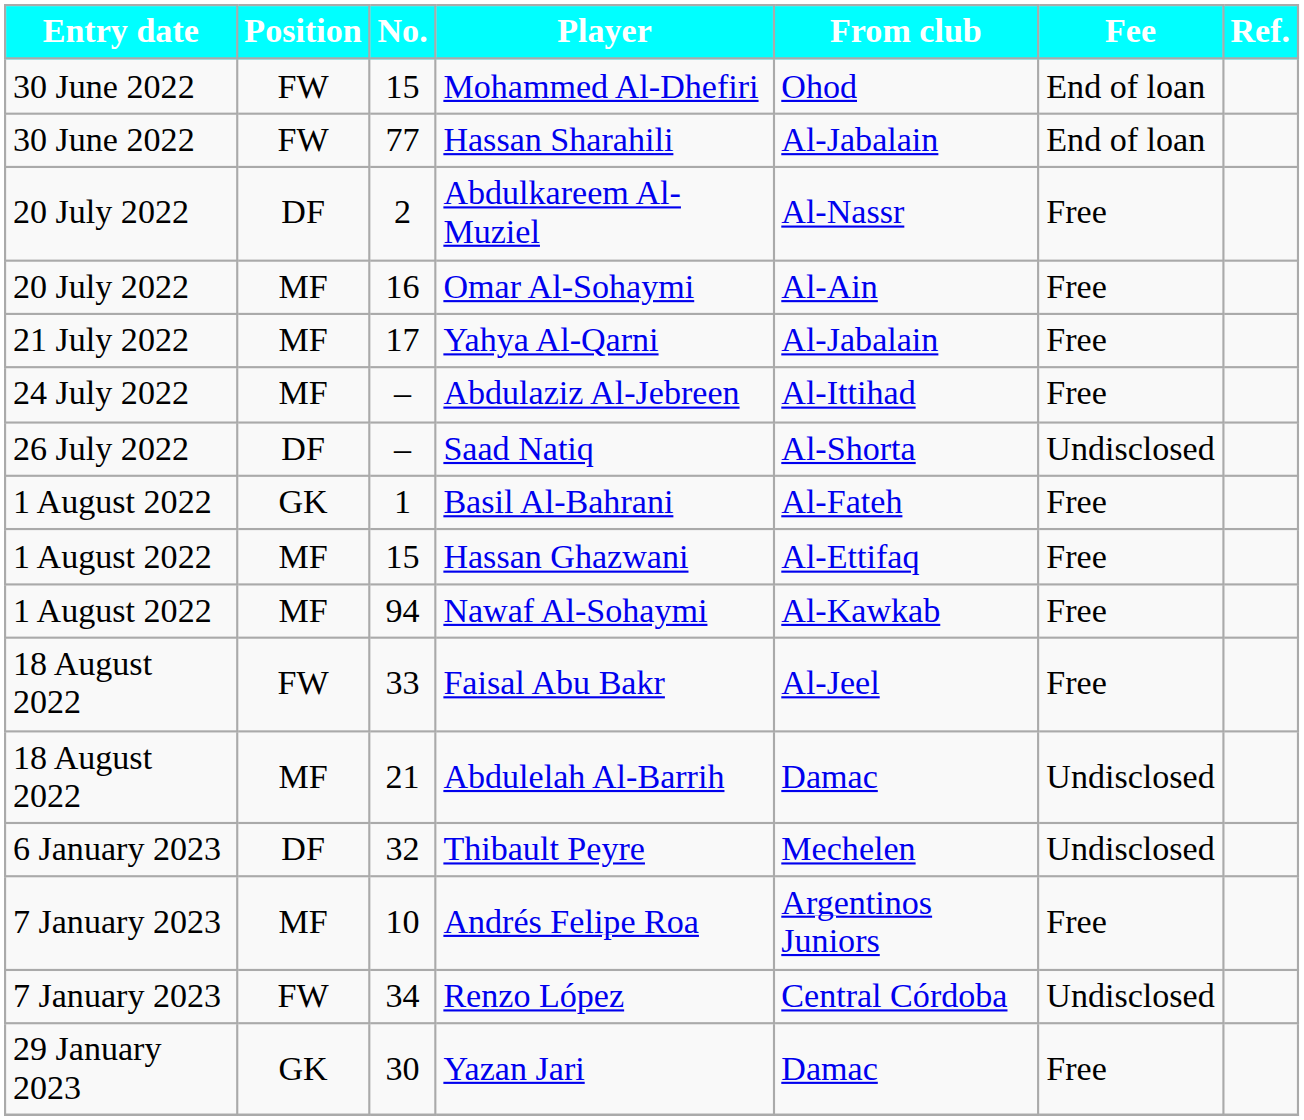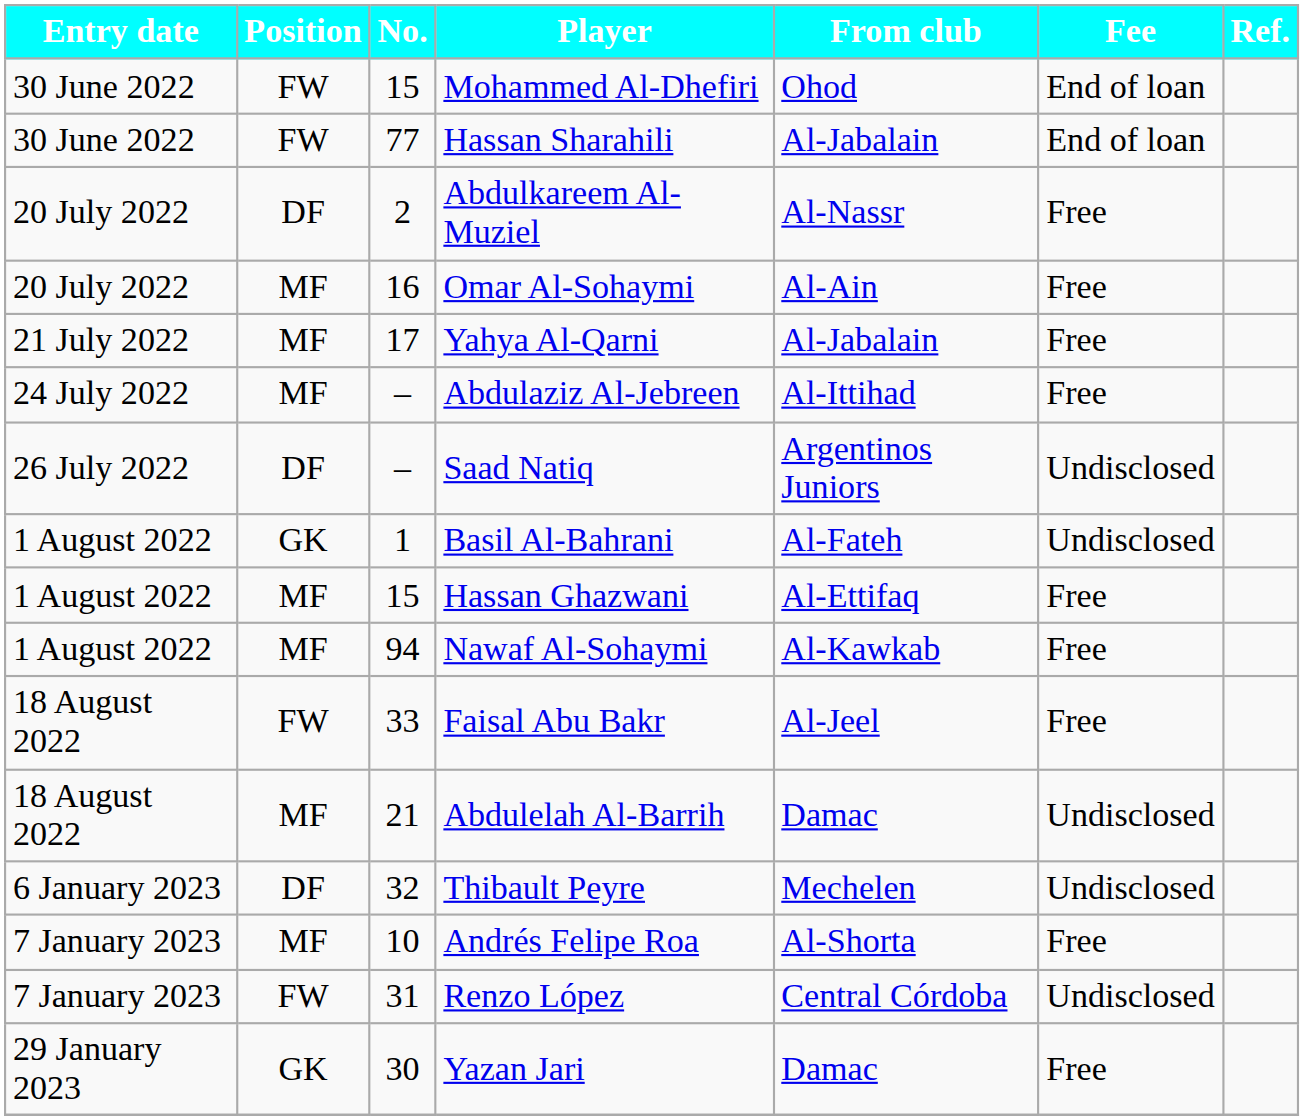(848, 448) Al-Shorta -> (857, 467) Argentinos Juniors
(1077, 502) Free -> (1131, 540) Undisclosed
(857, 922) Argentinos Juniors -> (848, 941) Al-Shorta
(403, 995) 34 -> (403, 995) 31
